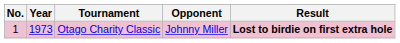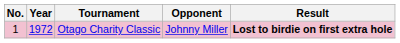(41, 30) 1973 -> (41, 30) 1972
